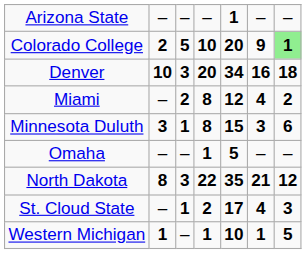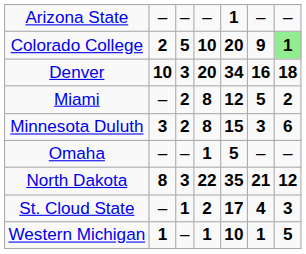(261, 99) 4 -> (261, 99) 5
(185, 126) 1 -> (185, 126) 2
